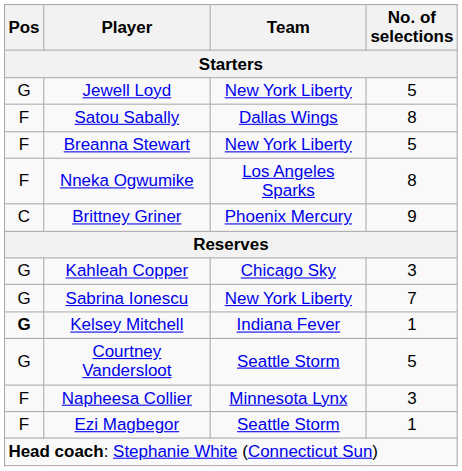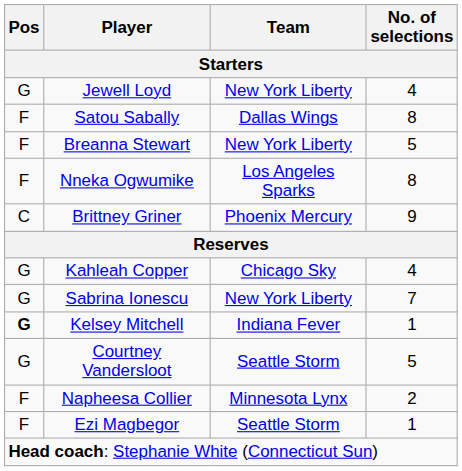(412, 90) 5 -> (412, 90) 4
(412, 271) 3 -> (412, 271) 4
(412, 397) 3 -> (412, 397) 2
